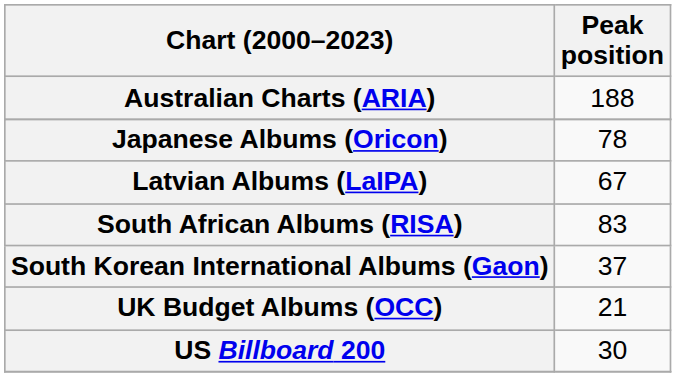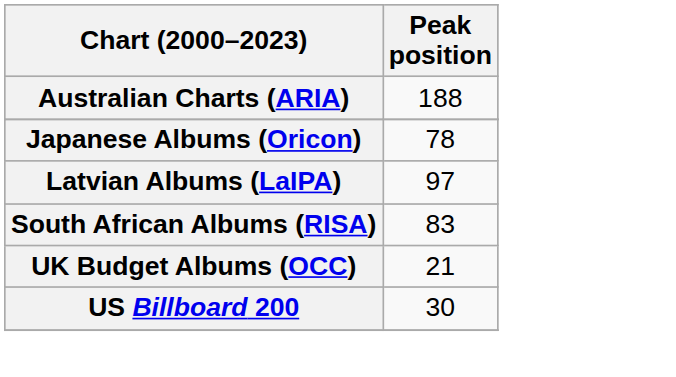(612, 181) 67 -> (440, 181) 97
- row: (280, 266)
